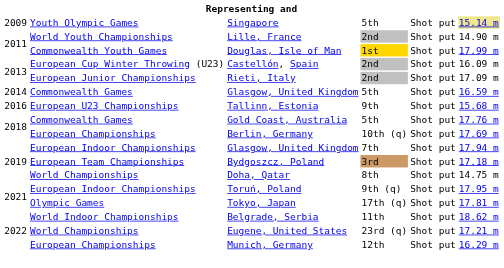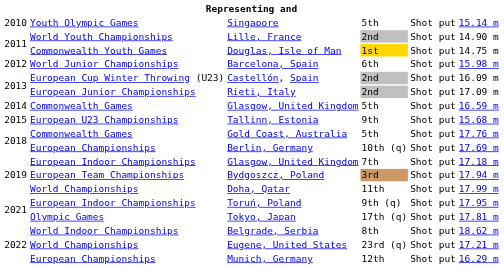(16, 23) 2009 -> (16, 23) 2010
(479, 23) khaki background -> (479, 23) no background
(479, 50) 17.99 m -> (479, 50) 14.75 m
+ row: (104, 64)
(16, 106) 2016 -> (16, 120) 2015
(479, 147) 17.94 m -> (479, 161) 17.18 m
(479, 161) 17.18 m -> (479, 175) 17.94 m
(370, 175) 8th -> (373, 189) 11th
(479, 175) 14.75 m -> (479, 189) 17.99 m
(373, 217) 11th -> (370, 231) 8th
